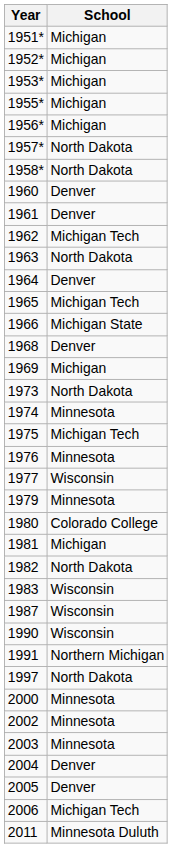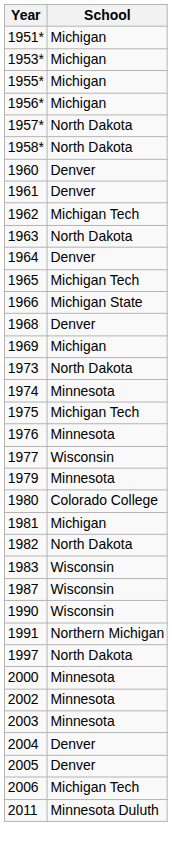- row: (26, 59)
